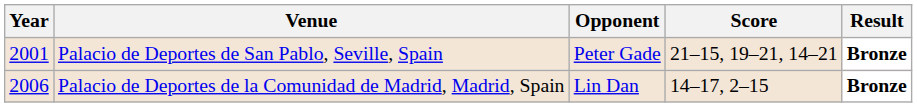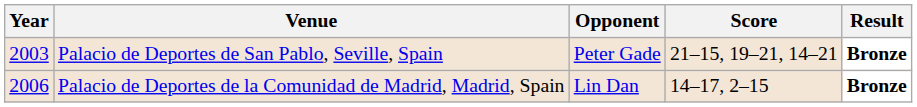(29, 53) 2001 -> (29, 53) 2003
